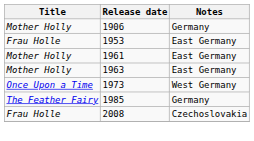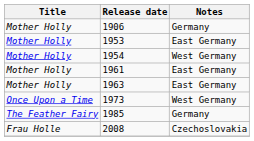(33, 41) Frau Holle -> (39, 41) Mother Holly
+ row: (113, 56)
